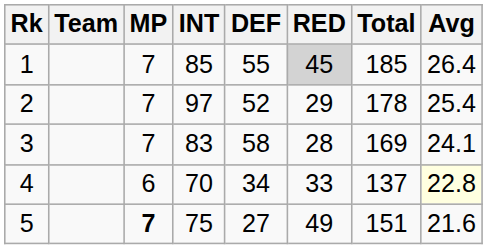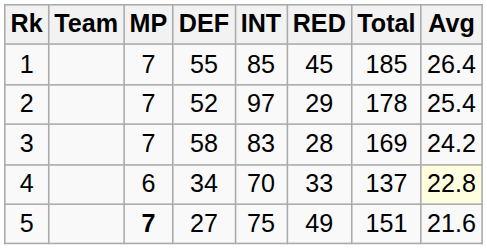columns swapped: (199, 24) <-> (256, 24)
(319, 64) lightgrey background -> (319, 64) no background
(452, 143) 24.1 -> (452, 143) 24.2
